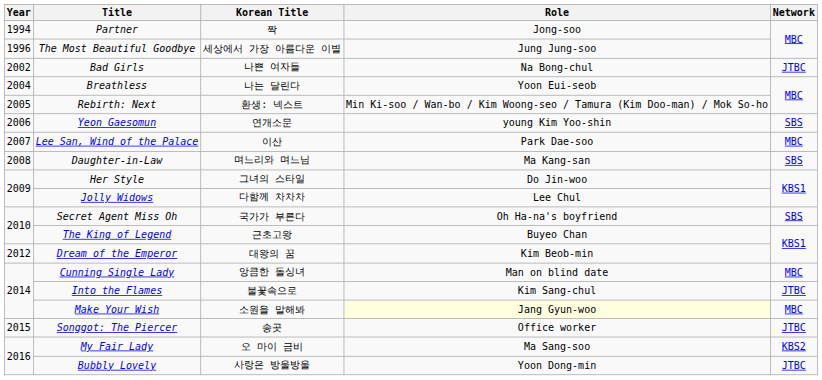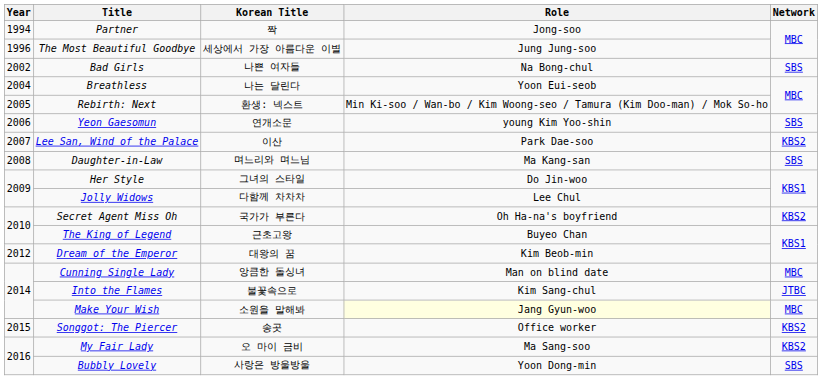(794, 67) JTBC -> (794, 67) SBS
(794, 142) MBC -> (794, 142) KBS2
(794, 216) SBS -> (794, 216) KBS2
(794, 328) JTBC -> (794, 328) KBS2
(794, 365) JTBC -> (794, 365) SBS
